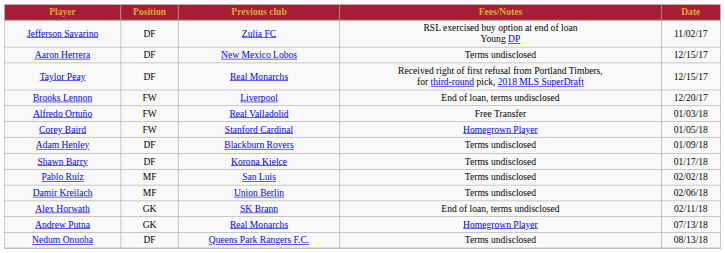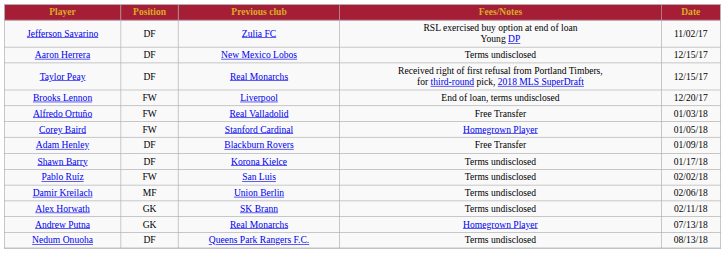(500, 145) Terms undisclosed -> (500, 145) Free Transfer
(150, 177) MF -> (150, 177) FW
(500, 208) End of loan, terms undisclosed -> (500, 208) Terms undisclosed
